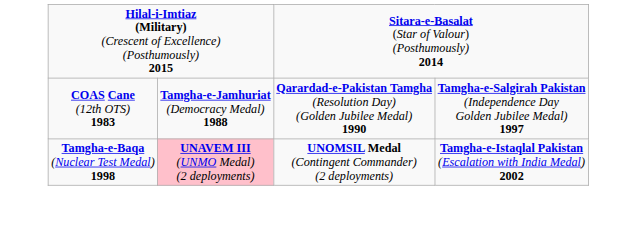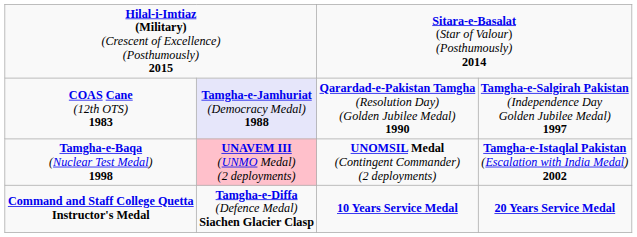(216, 108) no background -> (257, 108) lavender background
+ row: (101, 208)
